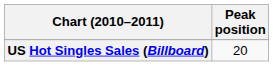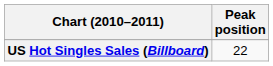(240, 50) 20 -> (240, 50) 22
